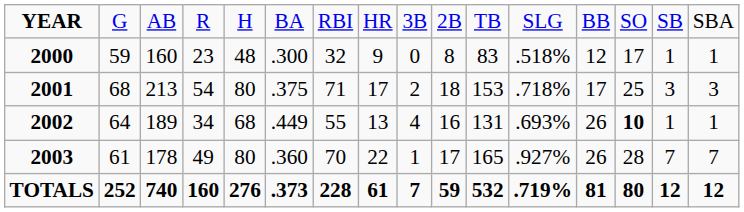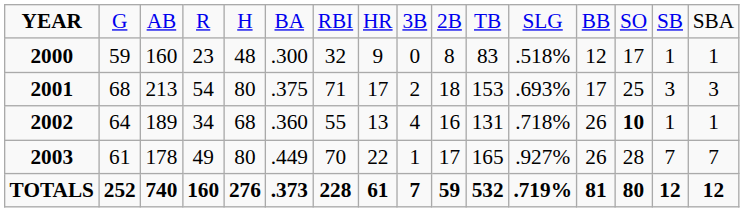(543, 88) .718% -> (543, 88) .693%
(289, 122) .449 -> (289, 122) .360
(543, 122) .693% -> (543, 122) .718%
(289, 156) .360 -> (289, 156) .449
